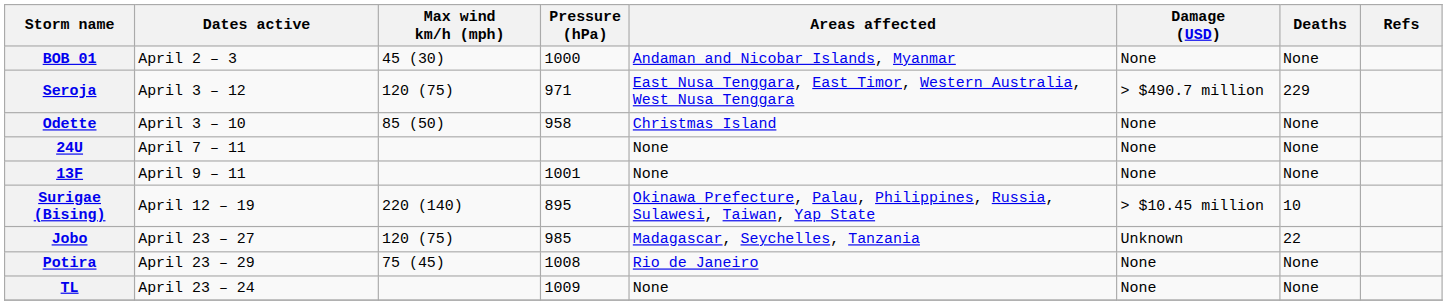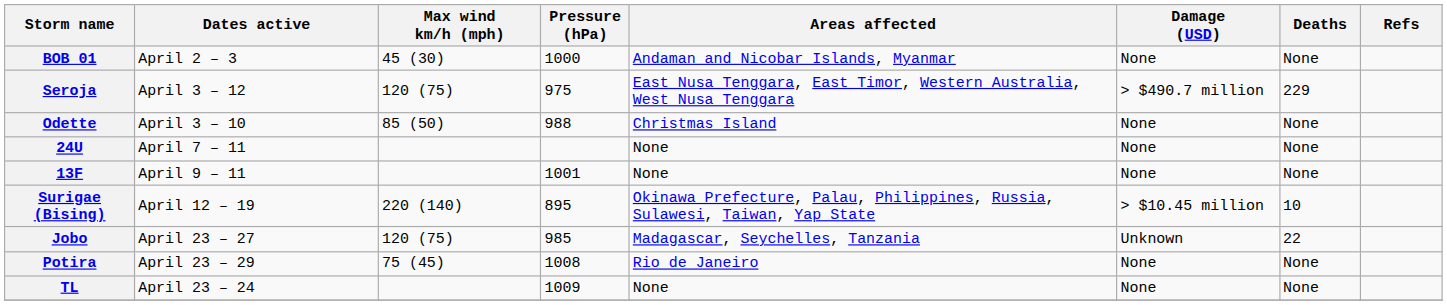(558, 91) 971 -> (558, 91) 975
(558, 124) 958 -> (558, 124) 988
